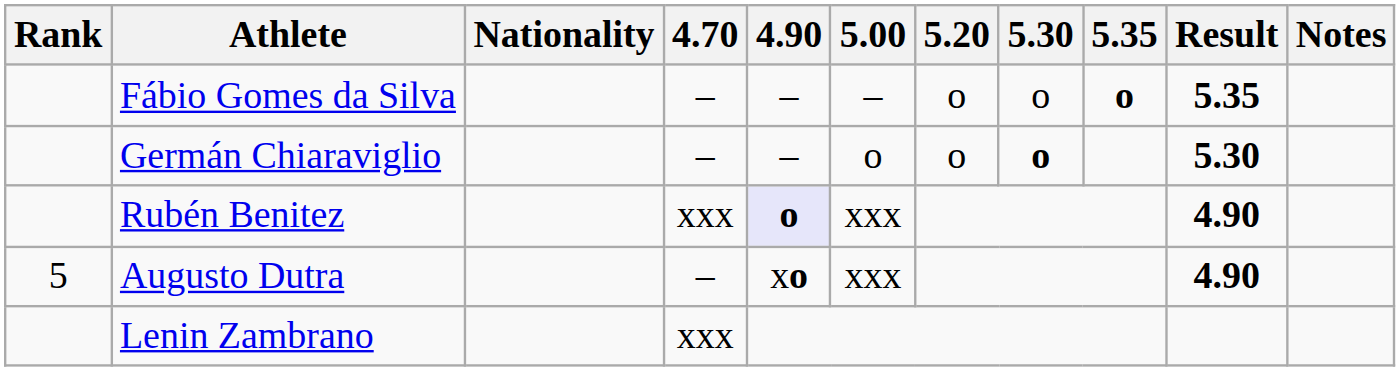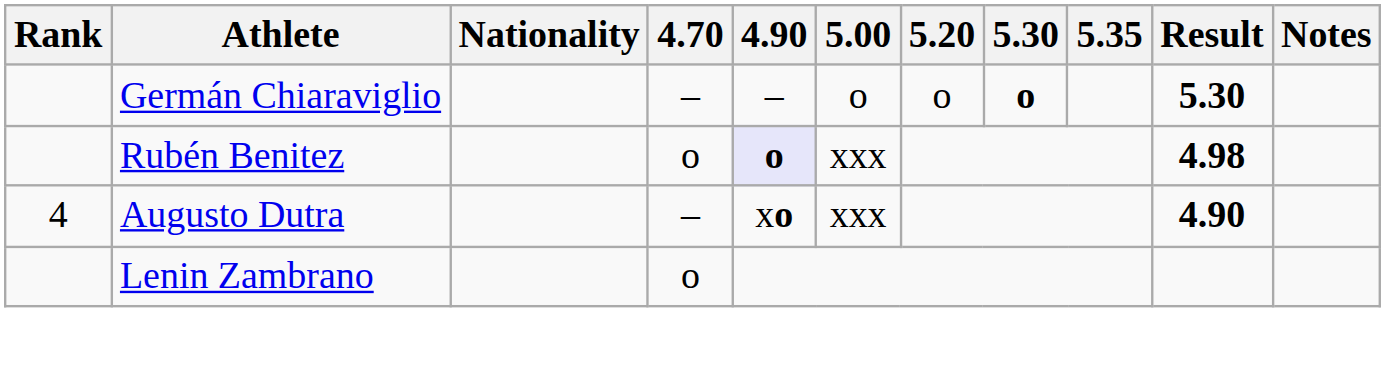- row: (288, 94)
(705, 214) xxx -> (690, 154) o
(1227, 214) 4.90 -> (1212, 154) 4.98
(58, 275) 5 -> (58, 214) 4
(705, 335) xxx -> (690, 275) o
